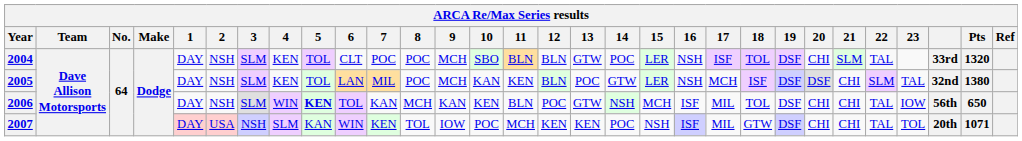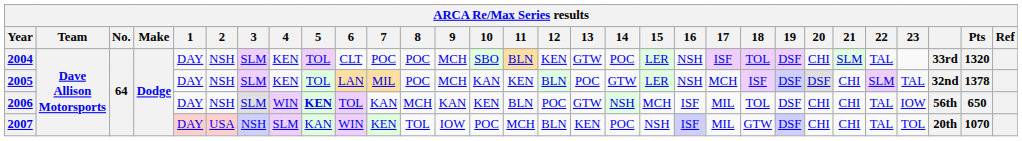(554, 59) BLN -> (554, 59) KEN
(977, 80) 1380 -> (977, 80) 1378
(554, 124) KEN -> (554, 124) BLN
(977, 124) 1071 -> (977, 124) 1070
